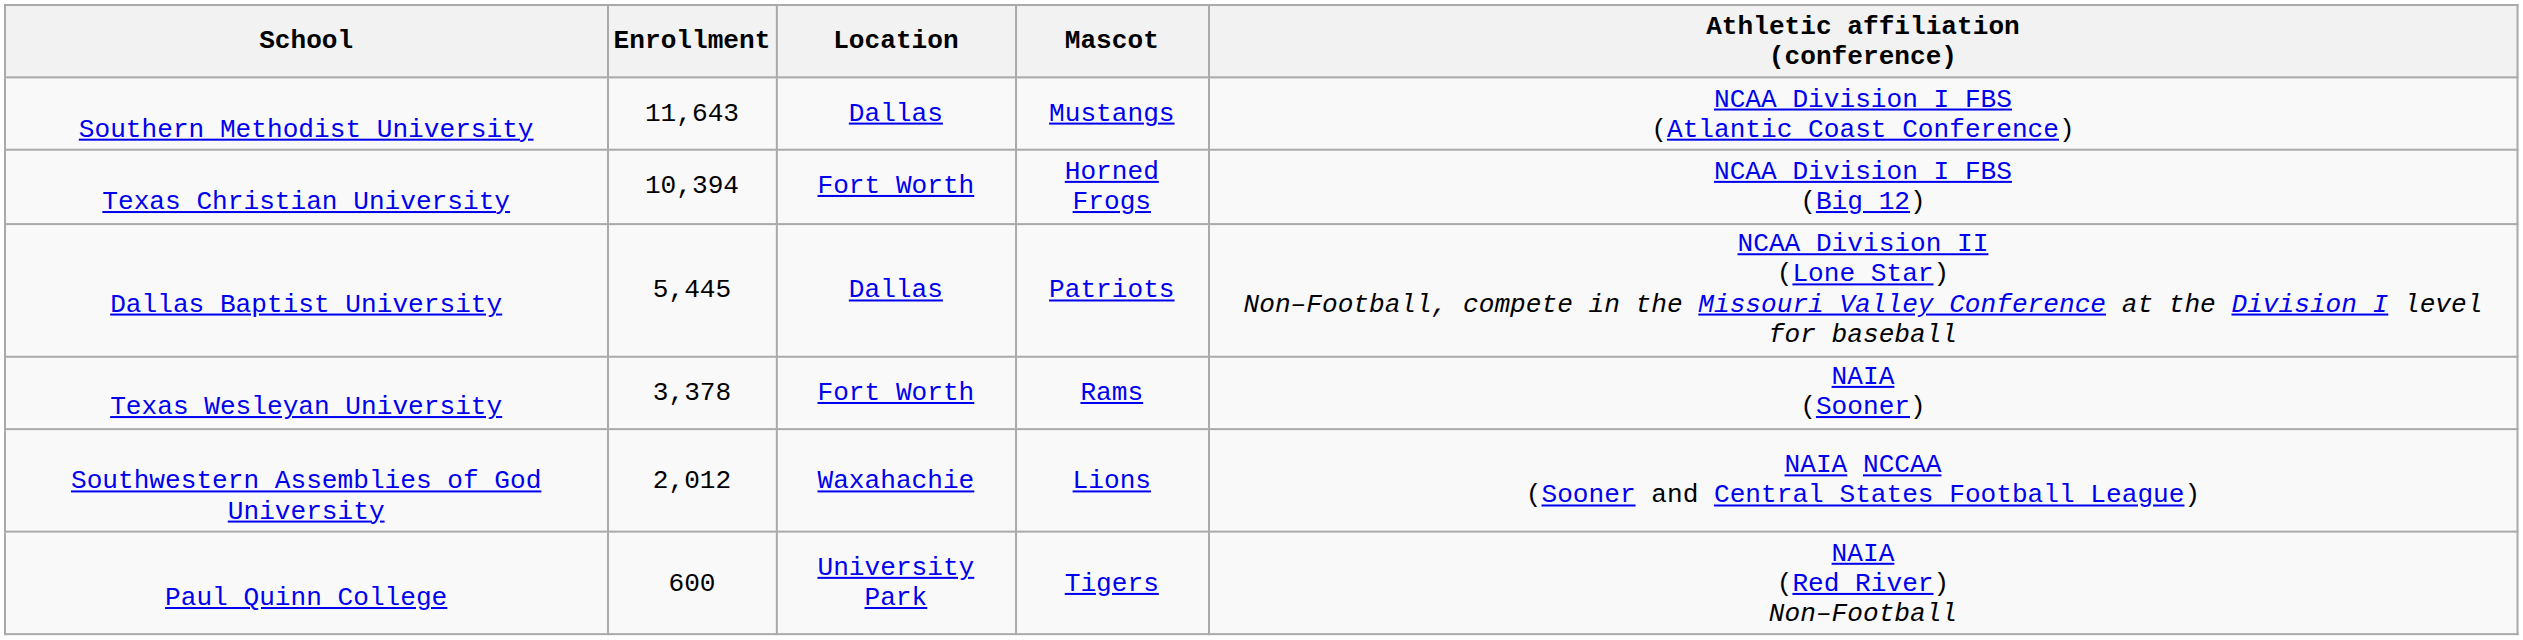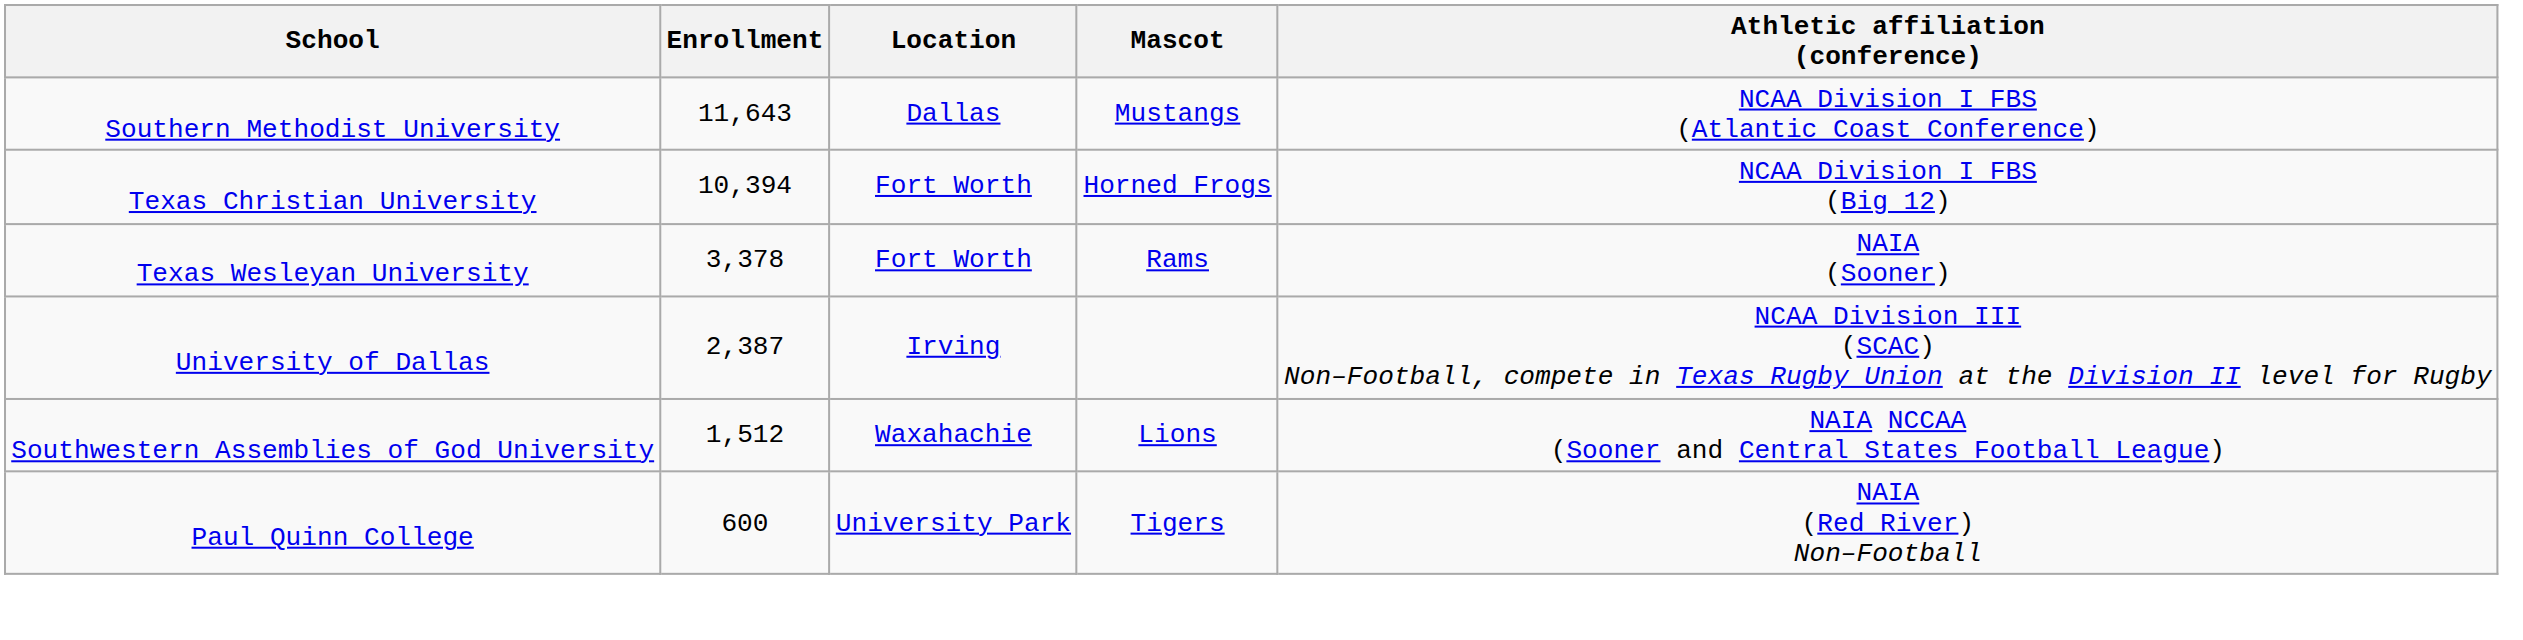- row: (306, 305)
+ row: (333, 362)
(692, 480) 2,012 -> (745, 435) 1,512
